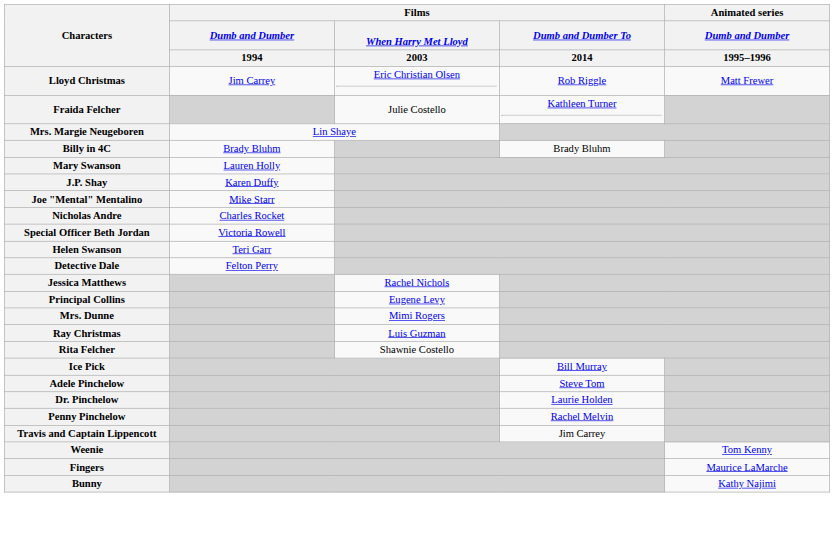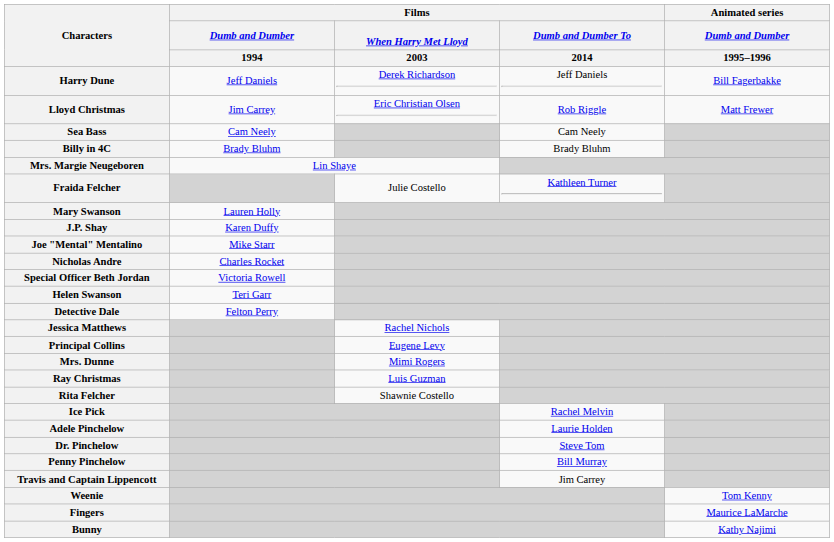+ row: (87, 80)
+ row: (87, 132)
rows swapped: (87, 148) <-> (87, 109)
(582, 366) Bill Murray -> (582, 412) Rachel Melvin
(582, 383) Steve Tom -> (582, 428) Laurie Holden
(582, 400) Laurie Holden -> (582, 445) Steve Tom
(582, 416) Rachel Melvin -> (582, 462) Bill Murray
